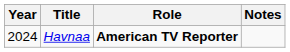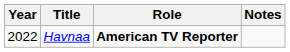(22, 36) 2024 -> (22, 36) 2022
